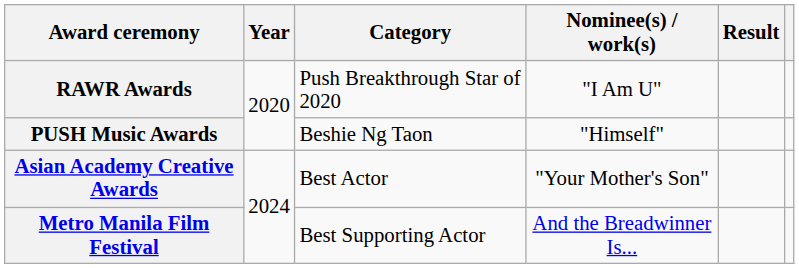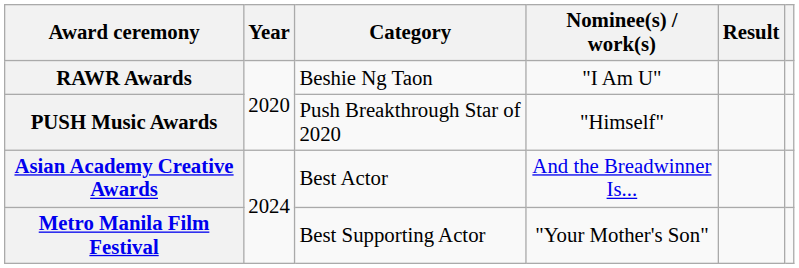(410, 89) Push Breakthrough Star of 2020 -> (366, 77) Beshie Ng Taon
(366, 133) Beshie Ng Taon -> (410, 122) Push Breakthrough Star of 2020
(622, 178) "Your Mother's Son" -> (622, 178) And the Breadwinner Is...
(622, 234) And the Breadwinner Is... -> (622, 234) "Your Mother's Son"
